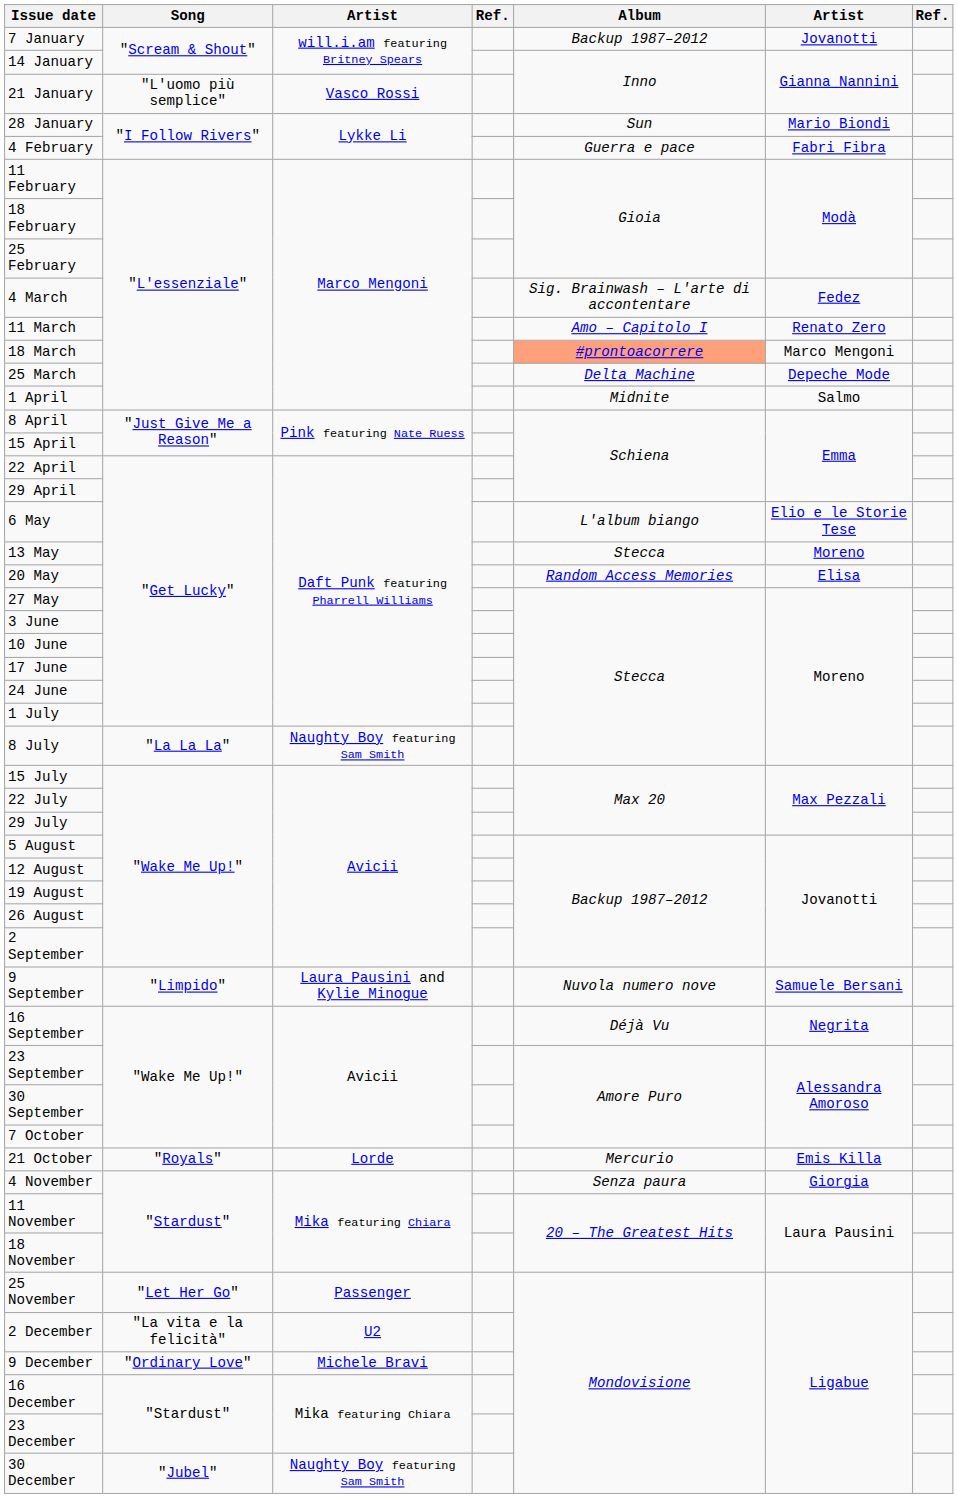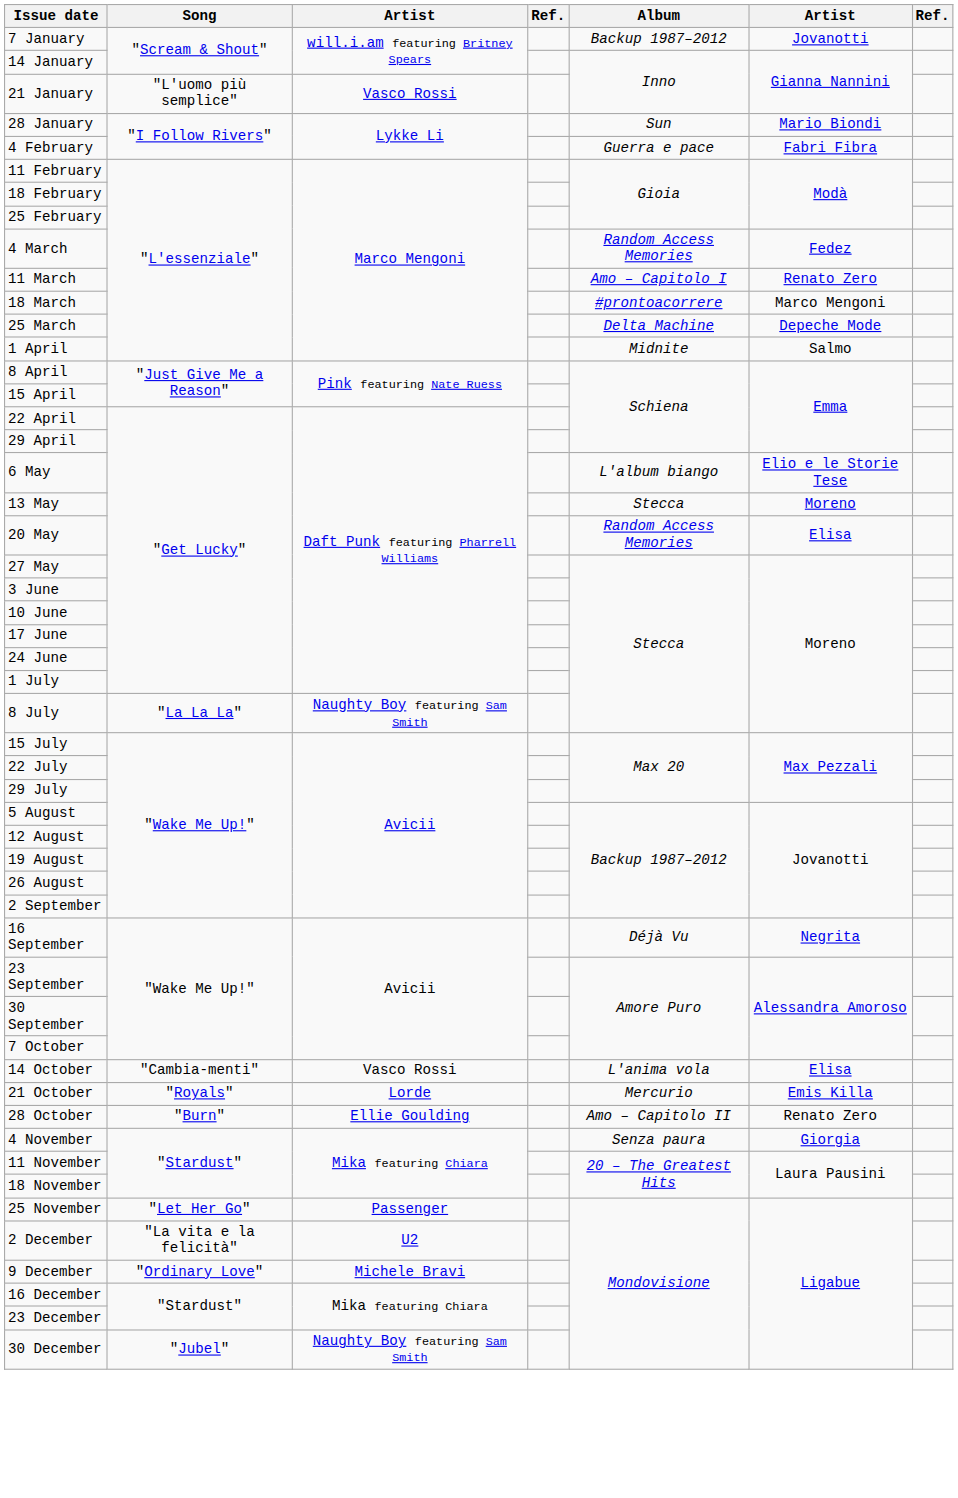(639, 298) Sig. Brainwash – L'arte di accontentare -> (659, 248) Random Access Memories
(639, 352) lightsalmon background -> (659, 303) no background
- row: (46, 986)
+ row: (50, 1071)
+ row: (50, 1117)
